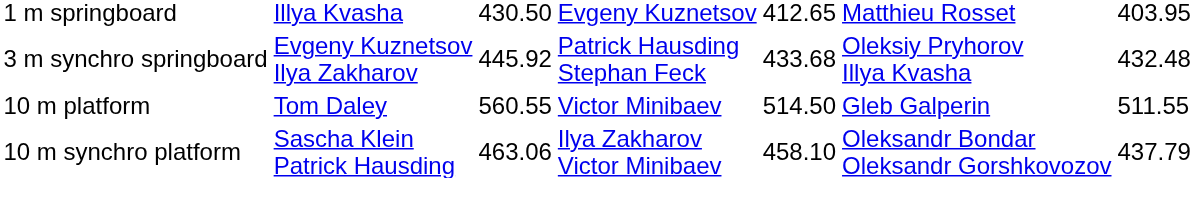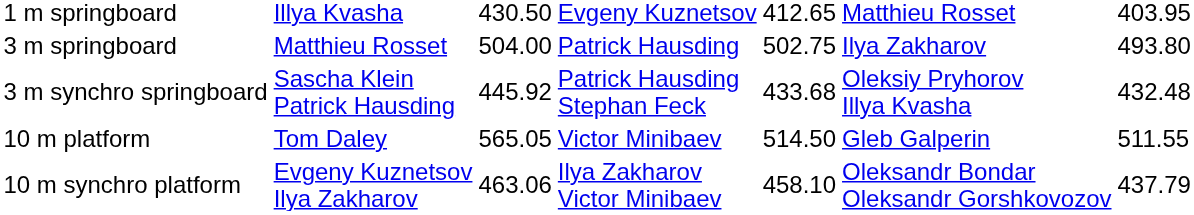+ row: (90, 45)
(373, 59) Evgeny Kuznetsov Ilya Zakharov -> (364, 92) Sascha Klein Patrick Hausding
(515, 105) 560.55 -> (515, 138) 565.05
(364, 152) Sascha Klein Patrick Hausding -> (373, 185) Evgeny Kuznetsov Ilya Zakharov
